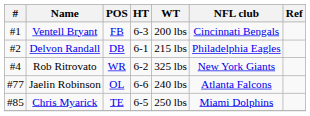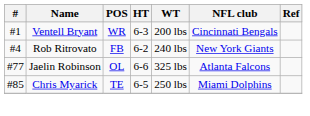(117, 31) FB -> (117, 31) WR
- row: (65, 48)
(117, 66) WR -> (117, 48) FB
(171, 66) 325 lbs -> (171, 48) 240 lbs
(171, 84) 240 lbs -> (171, 66) 325 lbs
